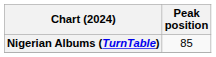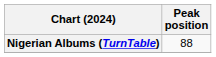(187, 43) 85 -> (187, 43) 88
